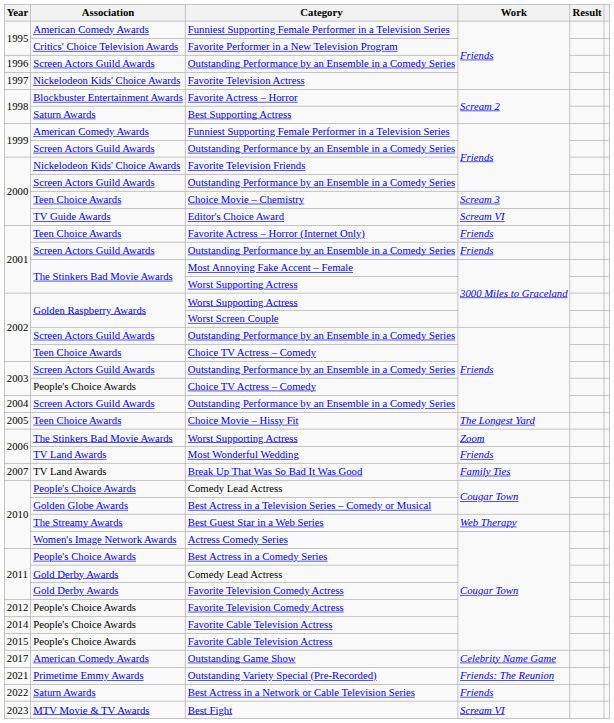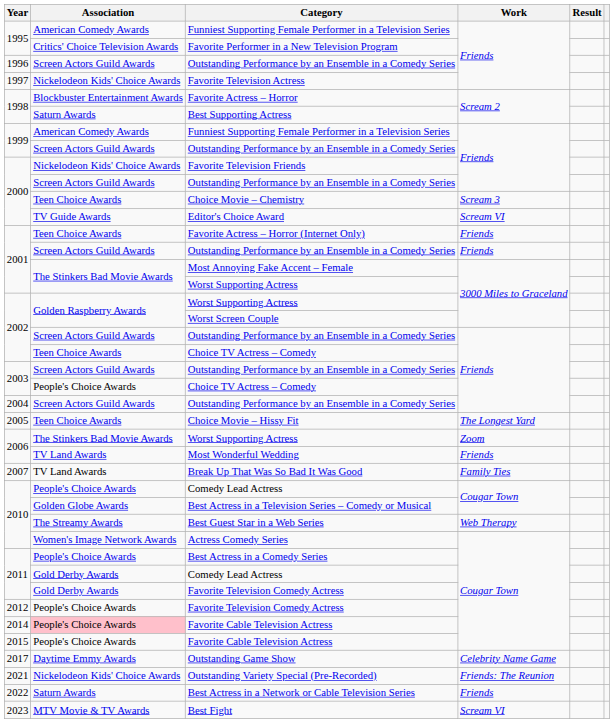(85, 625) no background -> (85, 625) pink background
(91, 659) American Comedy Awards -> (84, 659) Daytime Emmy Awards
(88, 676) Primetime Emmy Awards -> (107, 676) Nickelodeon Kids' Choice Awards
